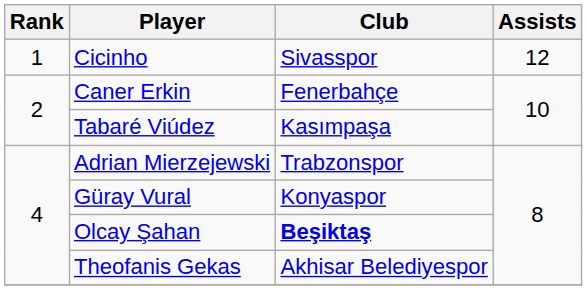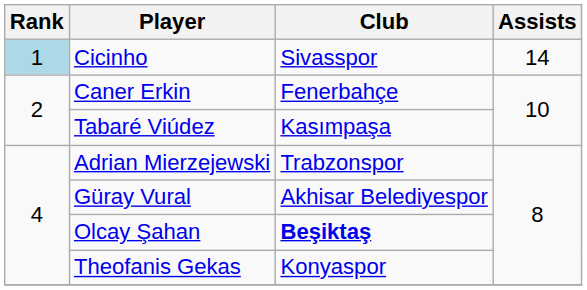(37, 57) no background -> (37, 57) lightblue background
(537, 57) 12 -> (537, 57) 14
(333, 197) Konyaspor -> (384, 197) Akhisar Belediyespor
(384, 267) Akhisar Belediyespor -> (333, 267) Konyaspor
